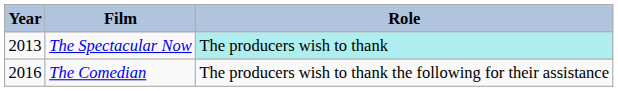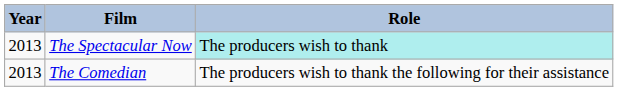(25, 72) 2016 -> (25, 72) 2013
